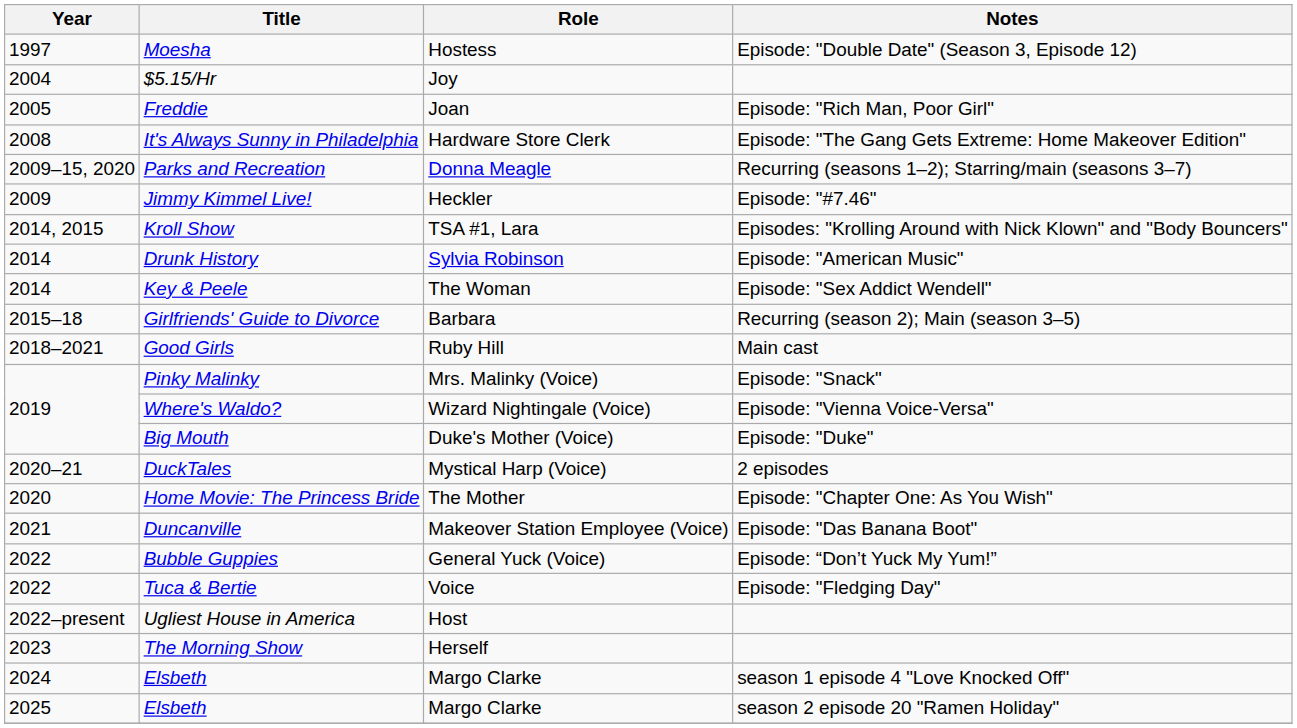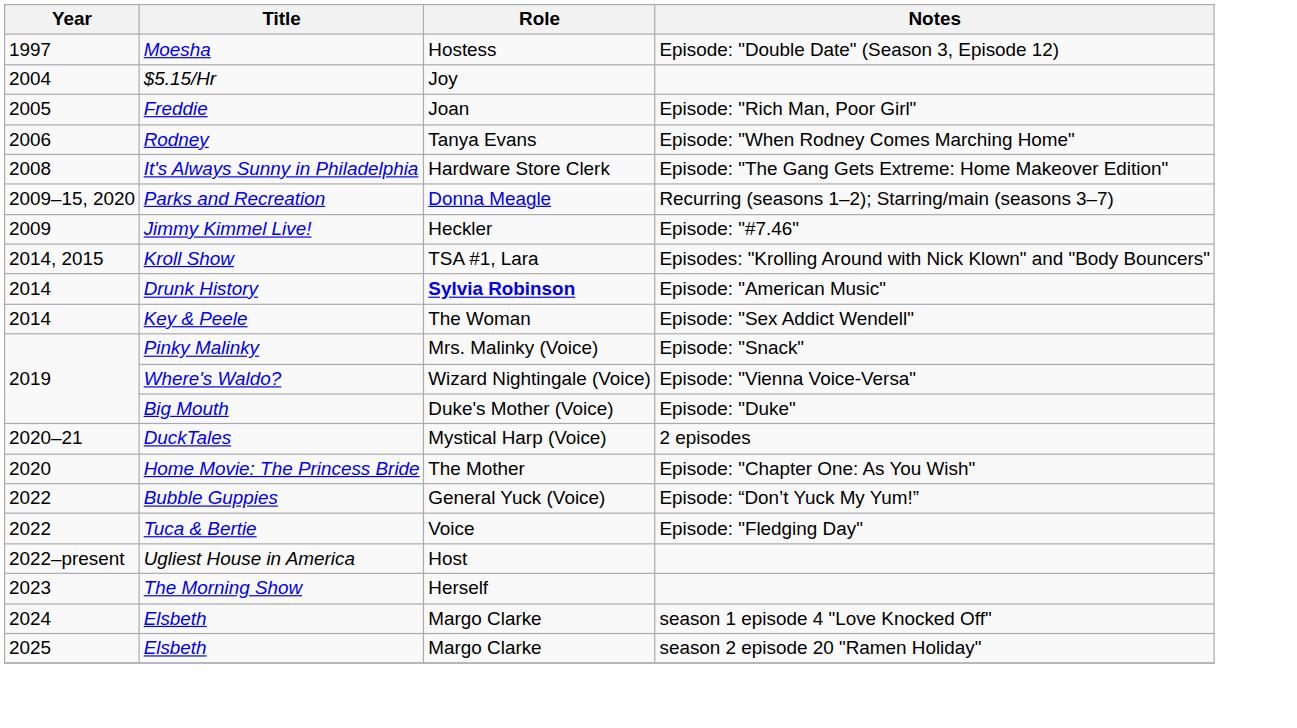+ row: (176, 139)
(496, 259) normal -> (502, 288) bold
- row: (261, 318)
- row: (189, 348)
- row: (192, 528)
